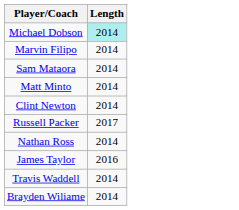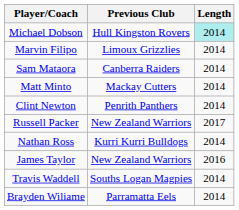+ column: (141, 14)
